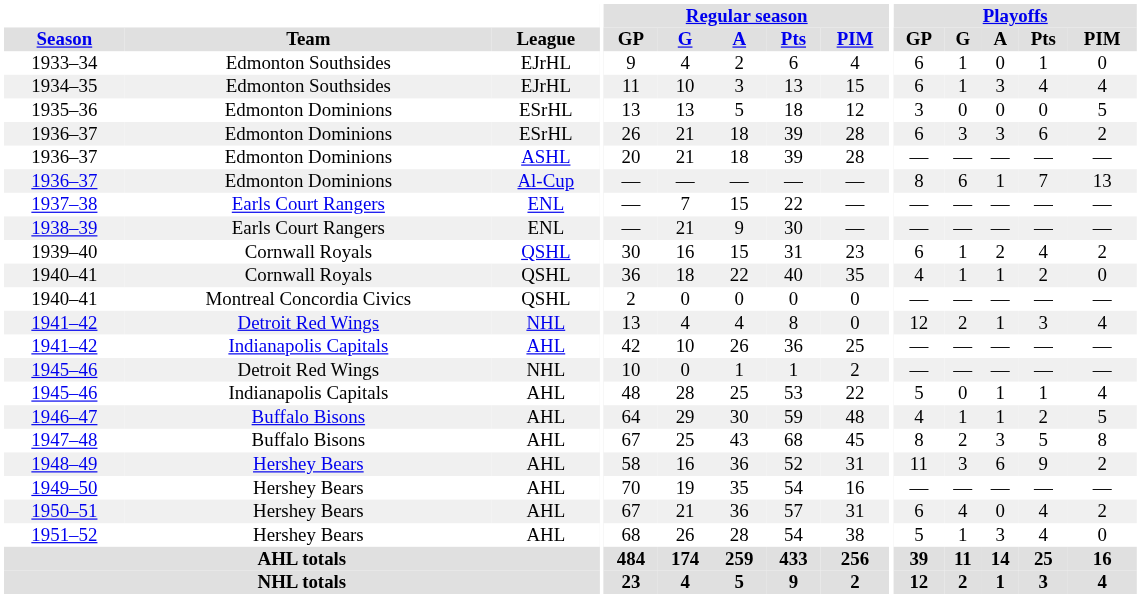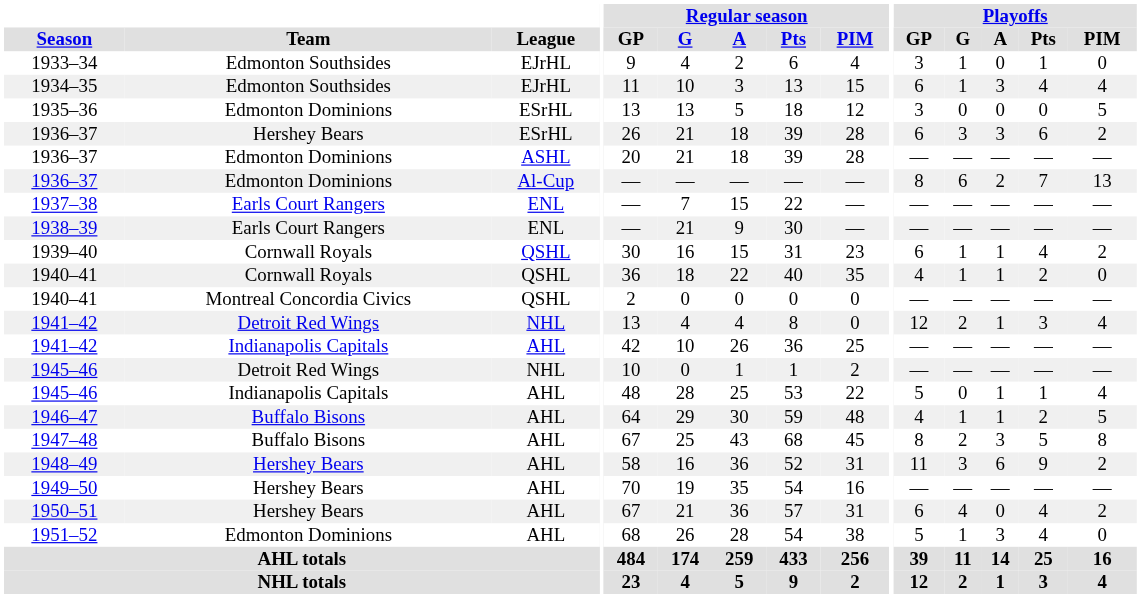(919, 62) 6 -> (919, 62) 3
(308, 133) Edmonton Dominions -> (308, 133) Hershey Bears
(1000, 180) 1 -> (1000, 180) 2
(1000, 251) 2 -> (1000, 251) 1
(308, 534) Hershey Bears -> (308, 534) Edmonton Dominions
